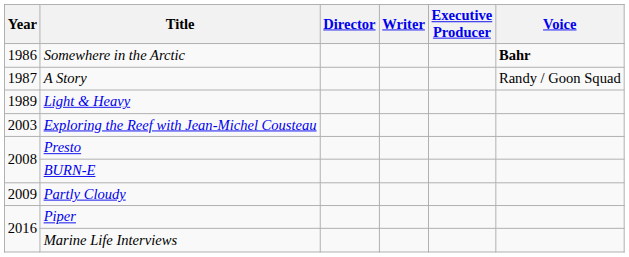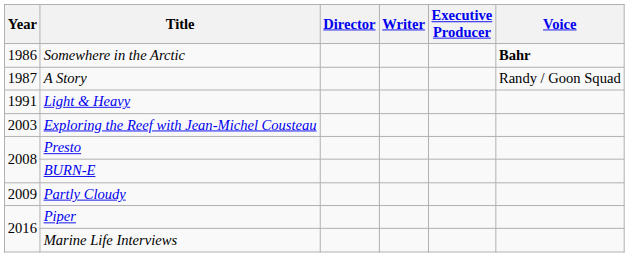(22, 101) 1989 -> (22, 101) 1991
